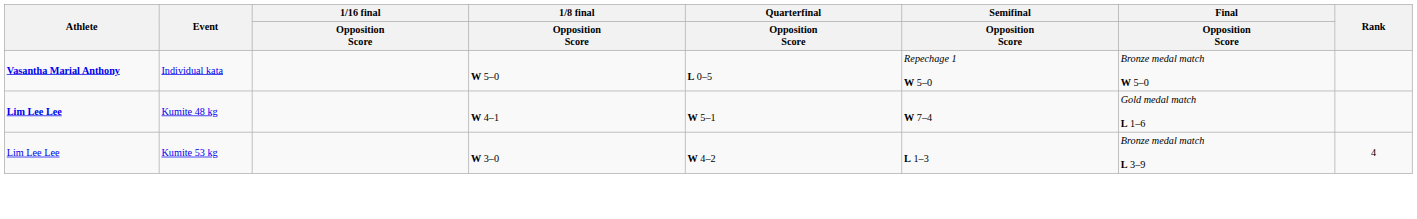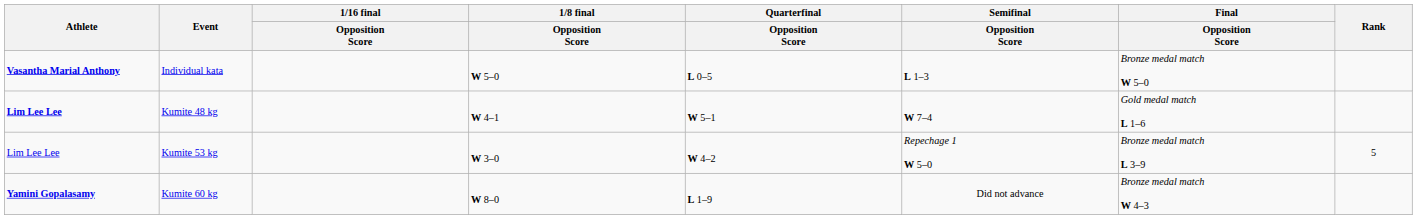(930, 71) Repechage 1 W 5–0 -> (916, 77) L 1–3
(916, 159) L 1–3 -> (930, 153) Repechage 1 W 5–0
(1374, 153) 4 -> (1374, 153) 5
+ row: (190, 194)
